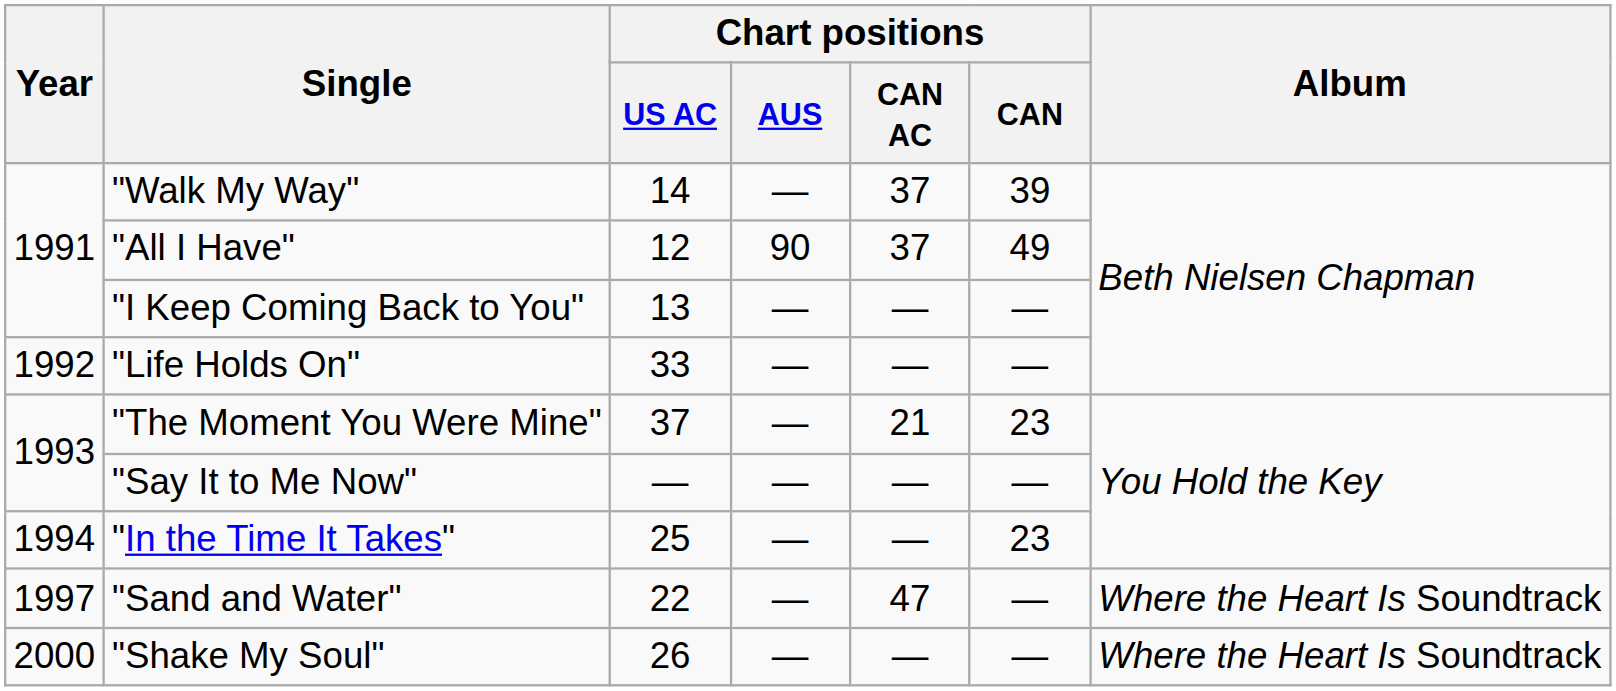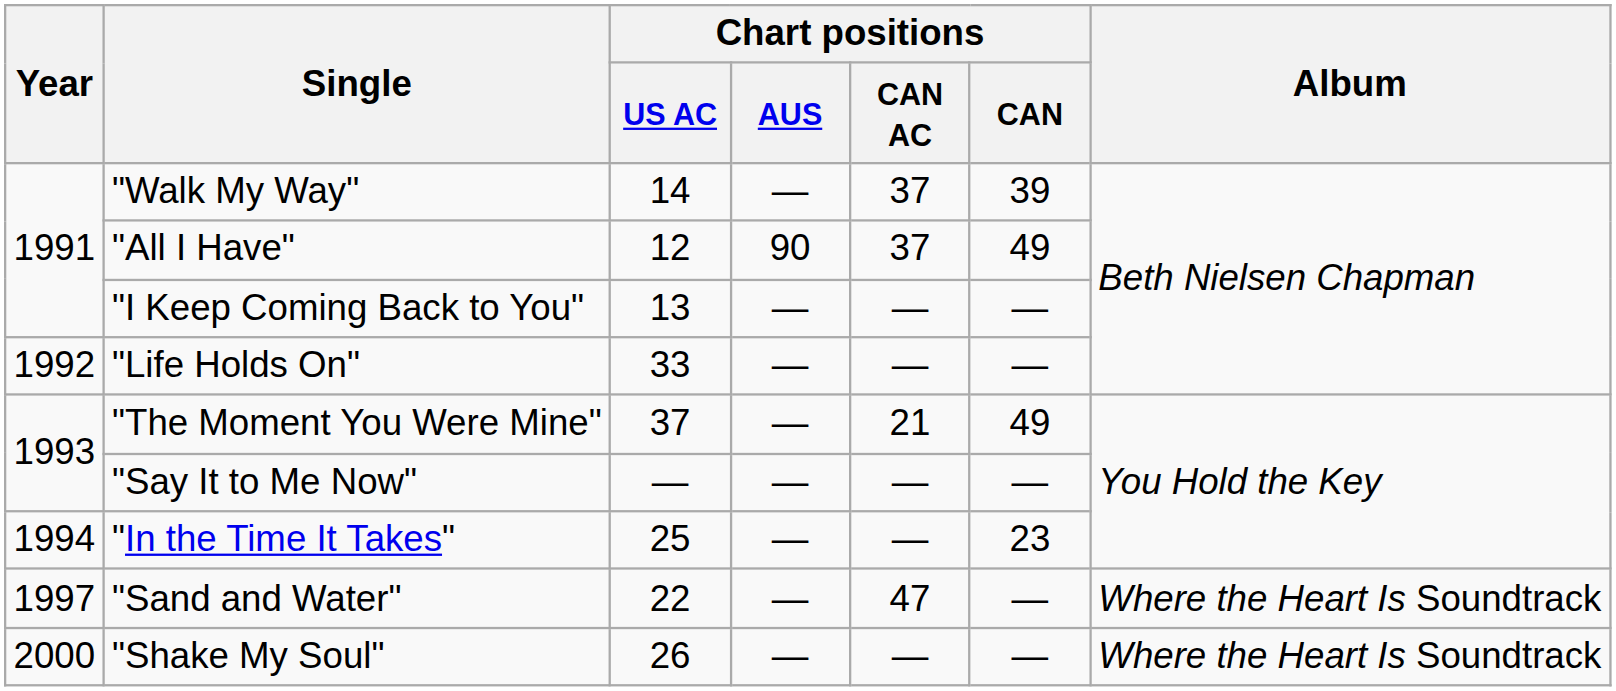(1030, 423) 23 -> (1030, 423) 49
